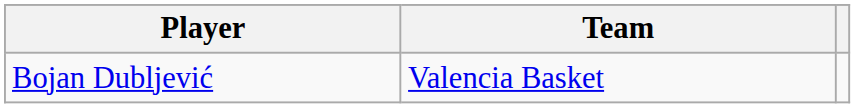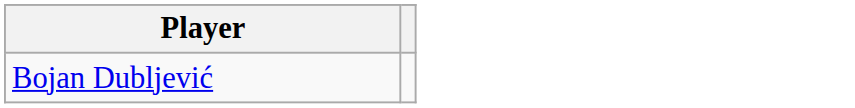- column: (618, 28)
